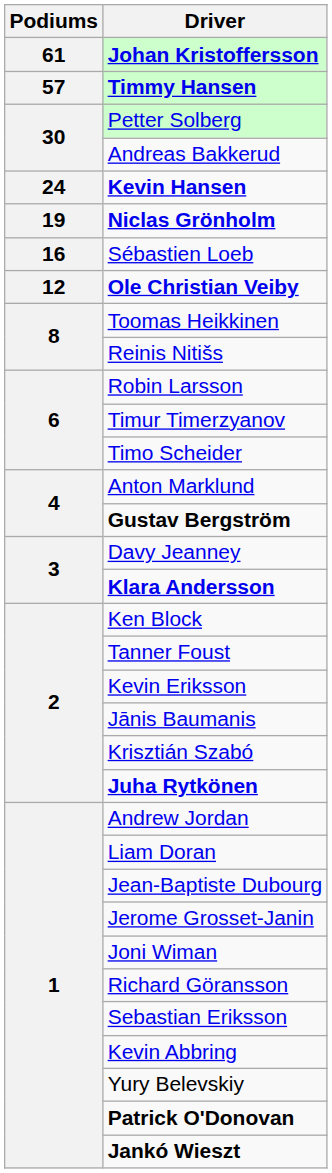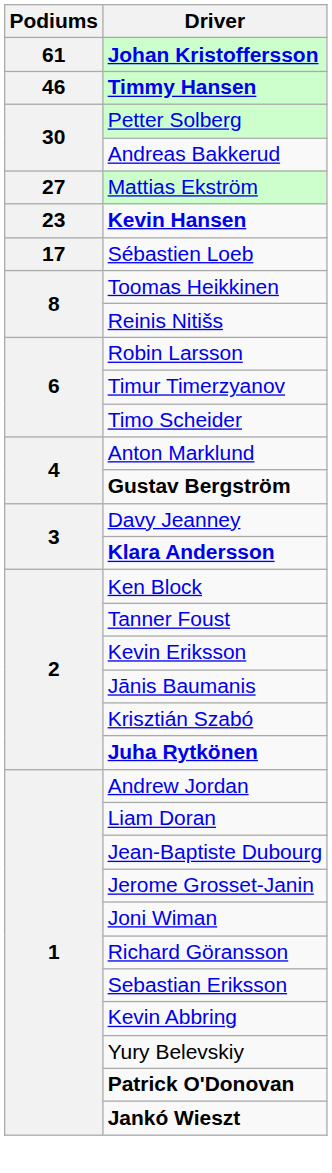(54, 87) 57 -> (54, 87) 46
+ row: (183, 187)
(54, 187) 24 -> (54, 220) 23
- row: (192, 220)
(54, 253) 16 -> (54, 253) 17
- row: (203, 287)
